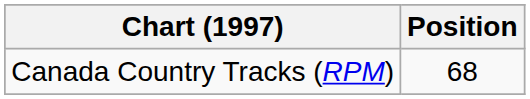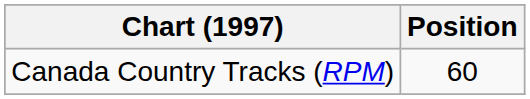(462, 71) 68 -> (462, 71) 60
